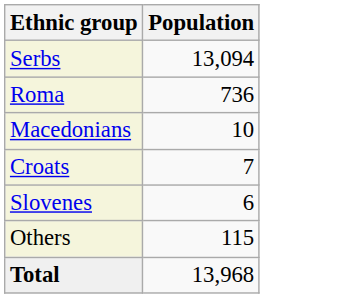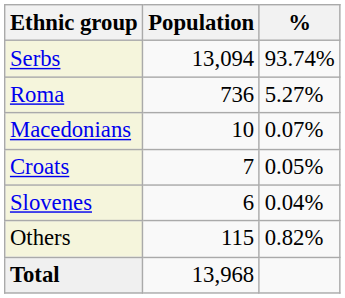+ column: (300, 22)
